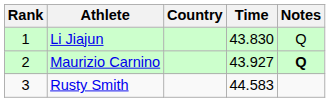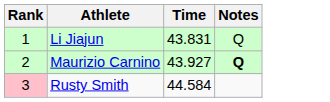- column: (195, 16)
(252, 39) 43.830 -> (189, 39) 43.831
(26, 85) no background -> (26, 85) pink background
(252, 85) 44.583 -> (189, 85) 44.584
